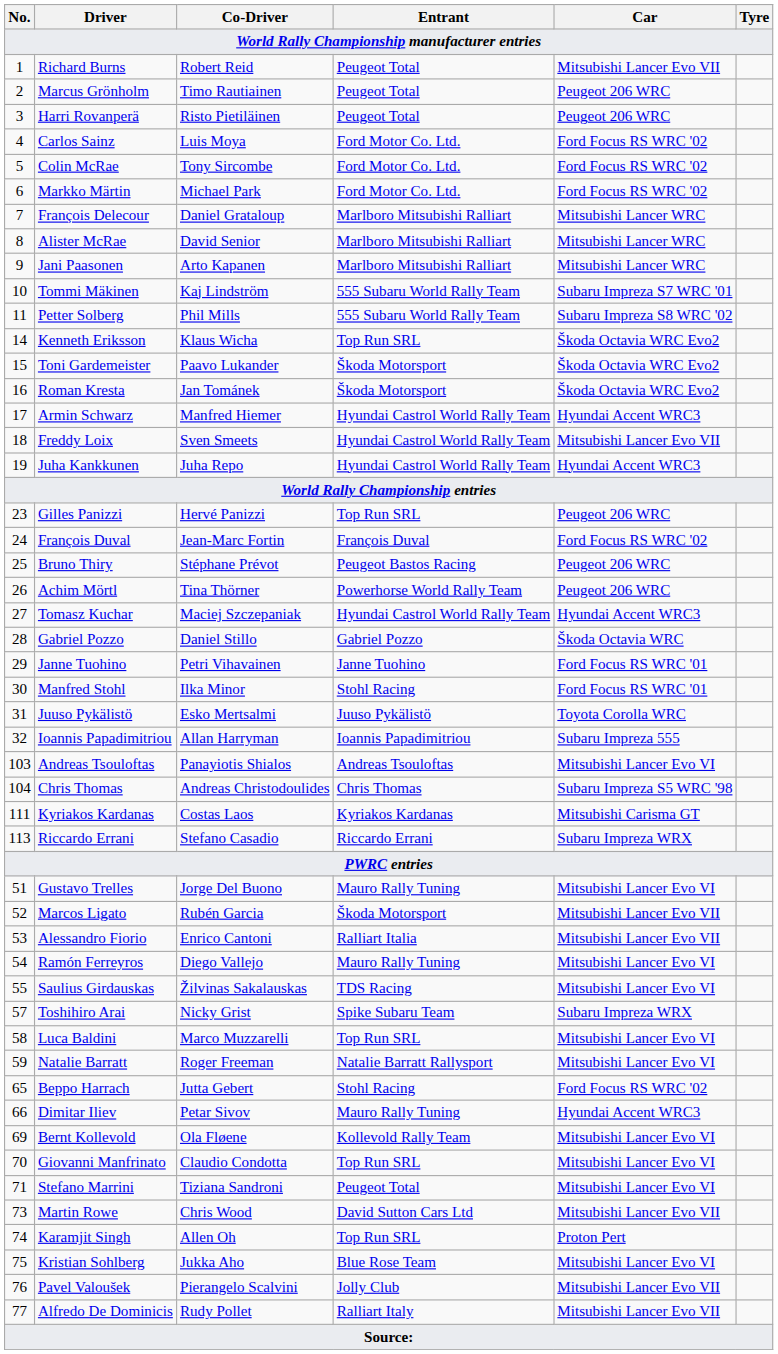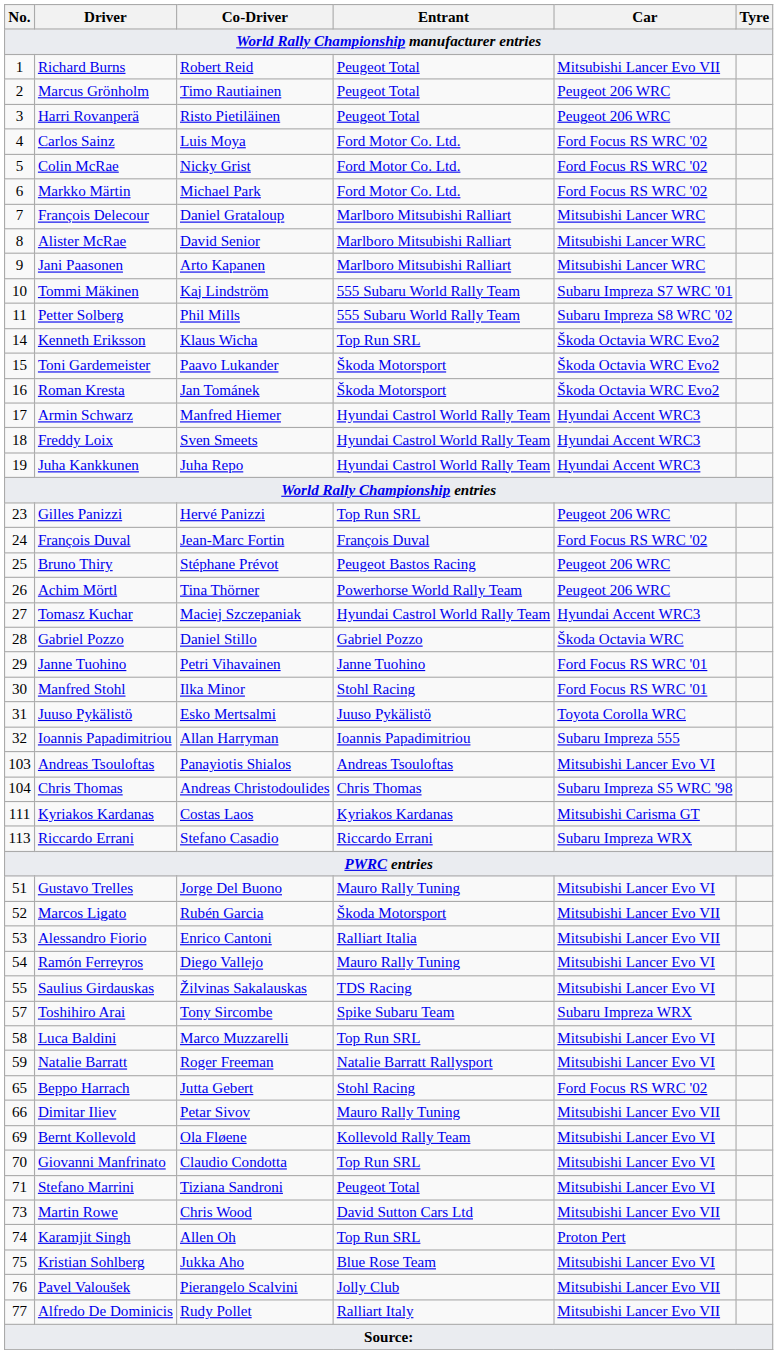(226, 165) Tony Sircombe -> (215, 165) Nicky Grist
(639, 439) Mitsubishi Lancer Evo VII -> (629, 439) Hyundai Accent WRC3
(215, 1012) Nicky Grist -> (226, 1012) Tony Sircombe
(629, 1112) Hyundai Accent WRC3 -> (639, 1112) Mitsubishi Lancer Evo VII
